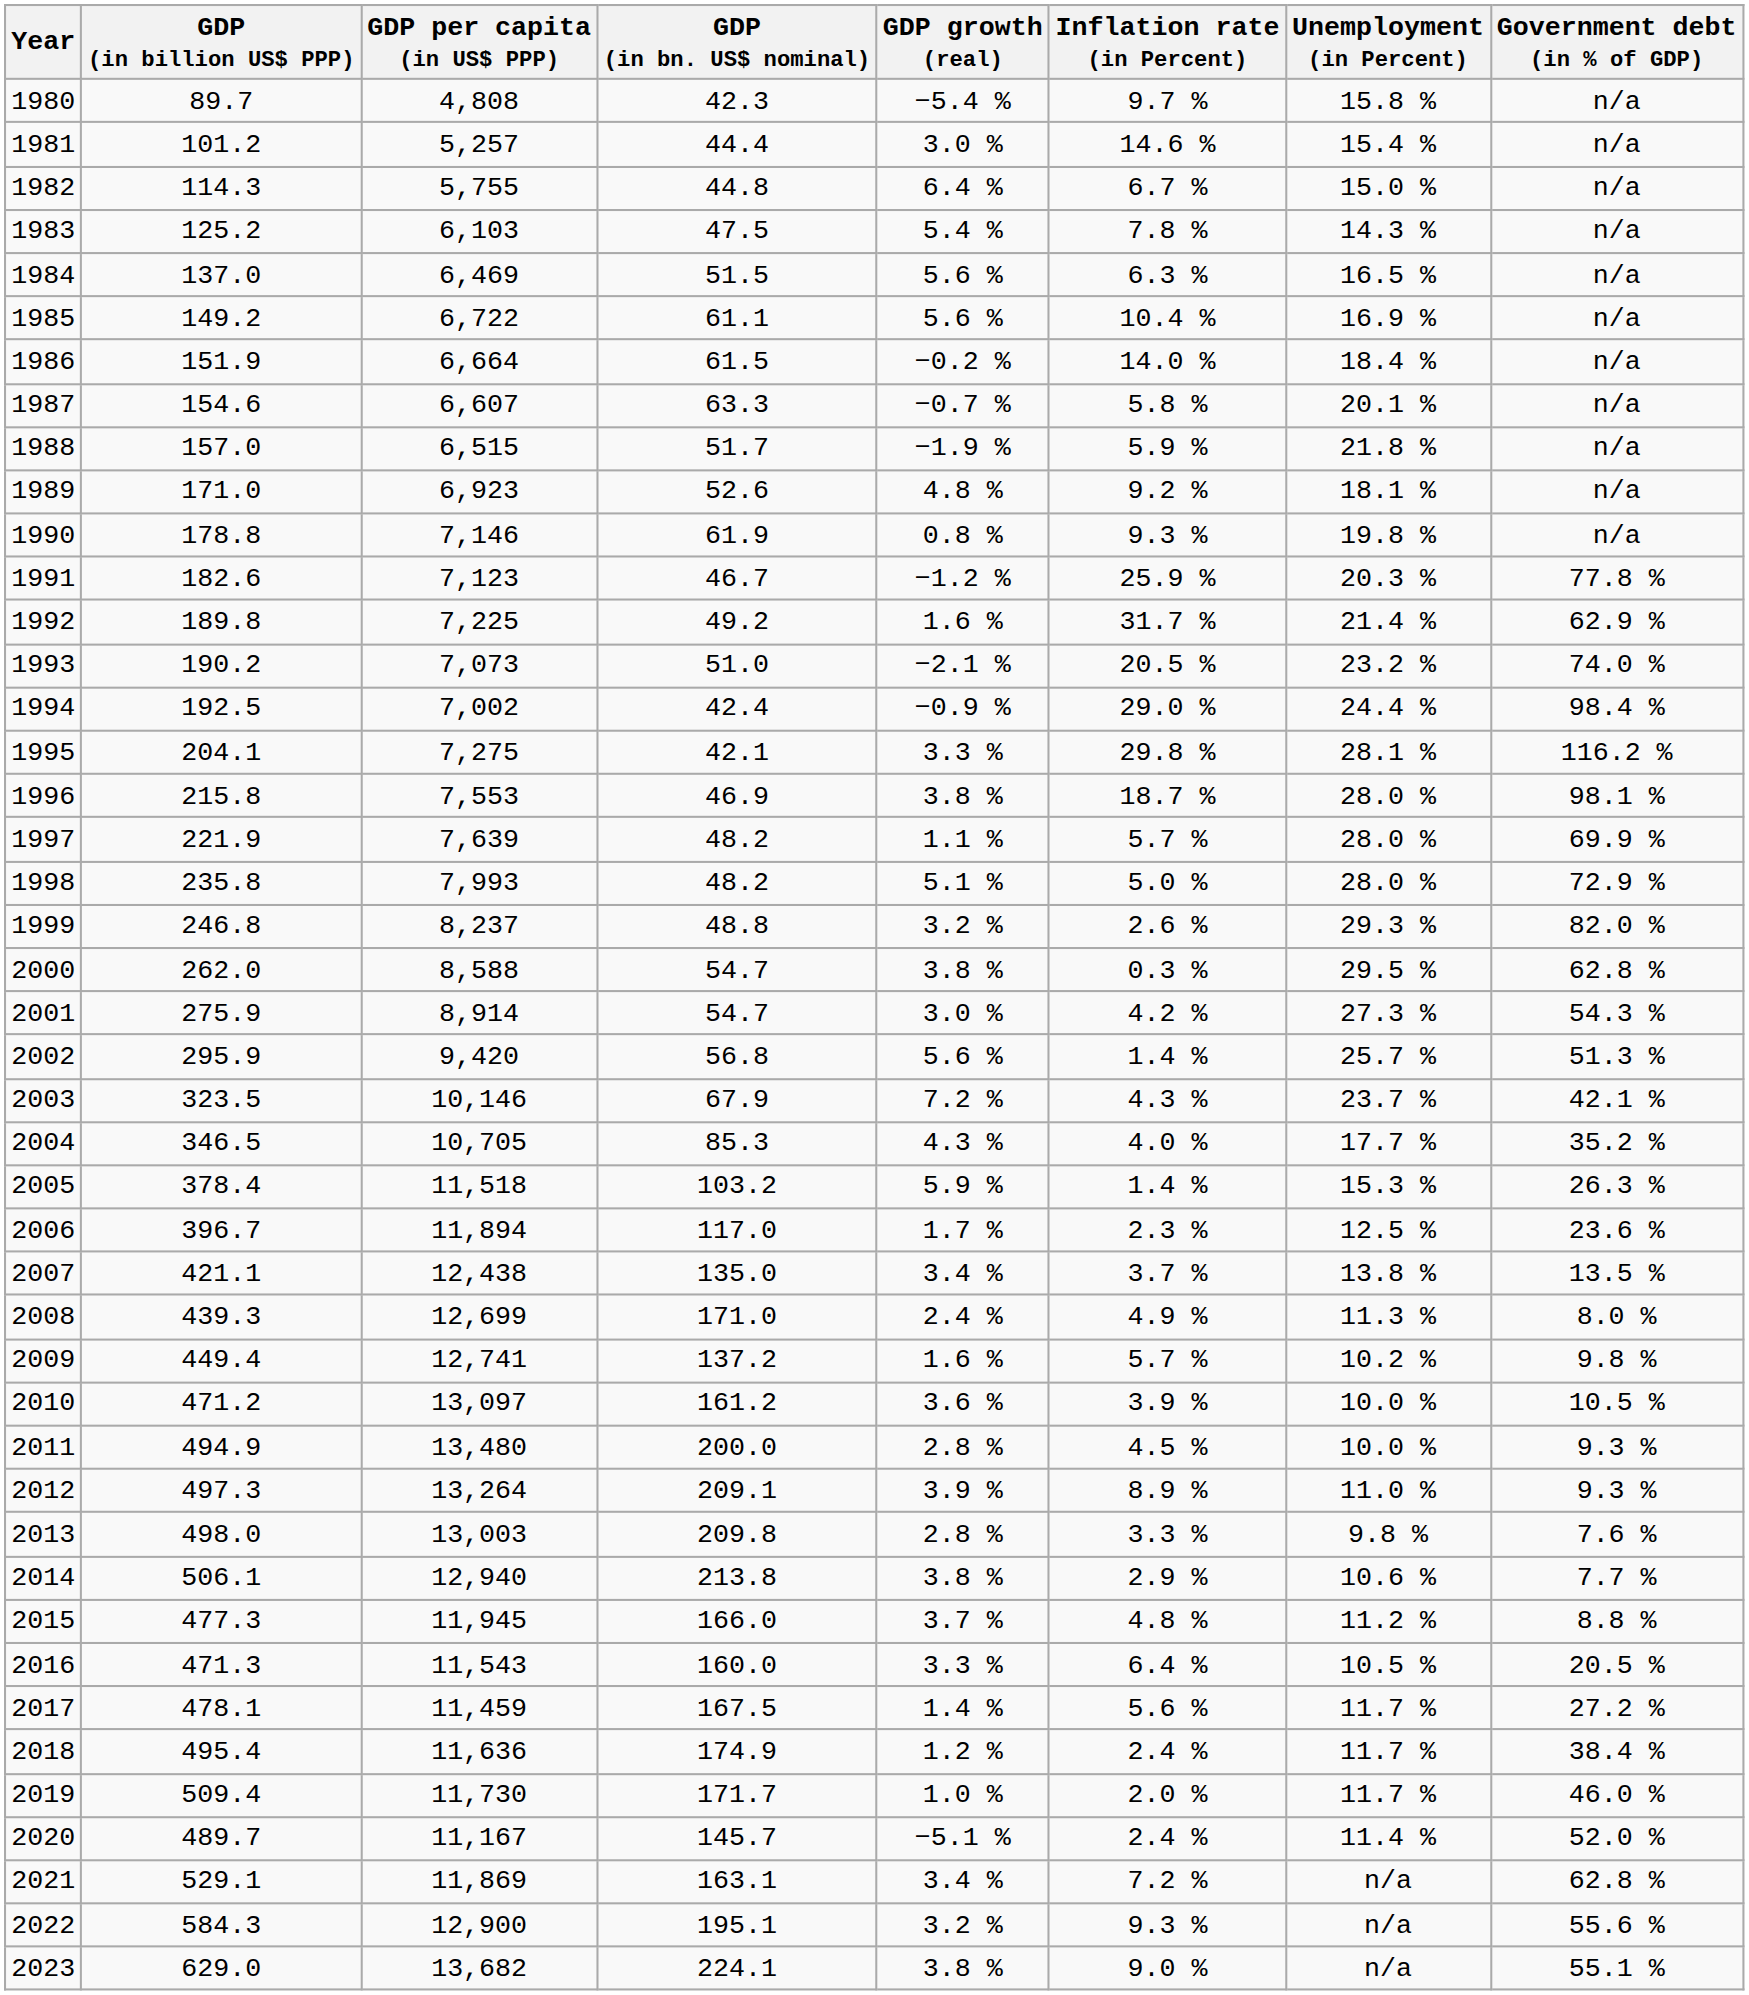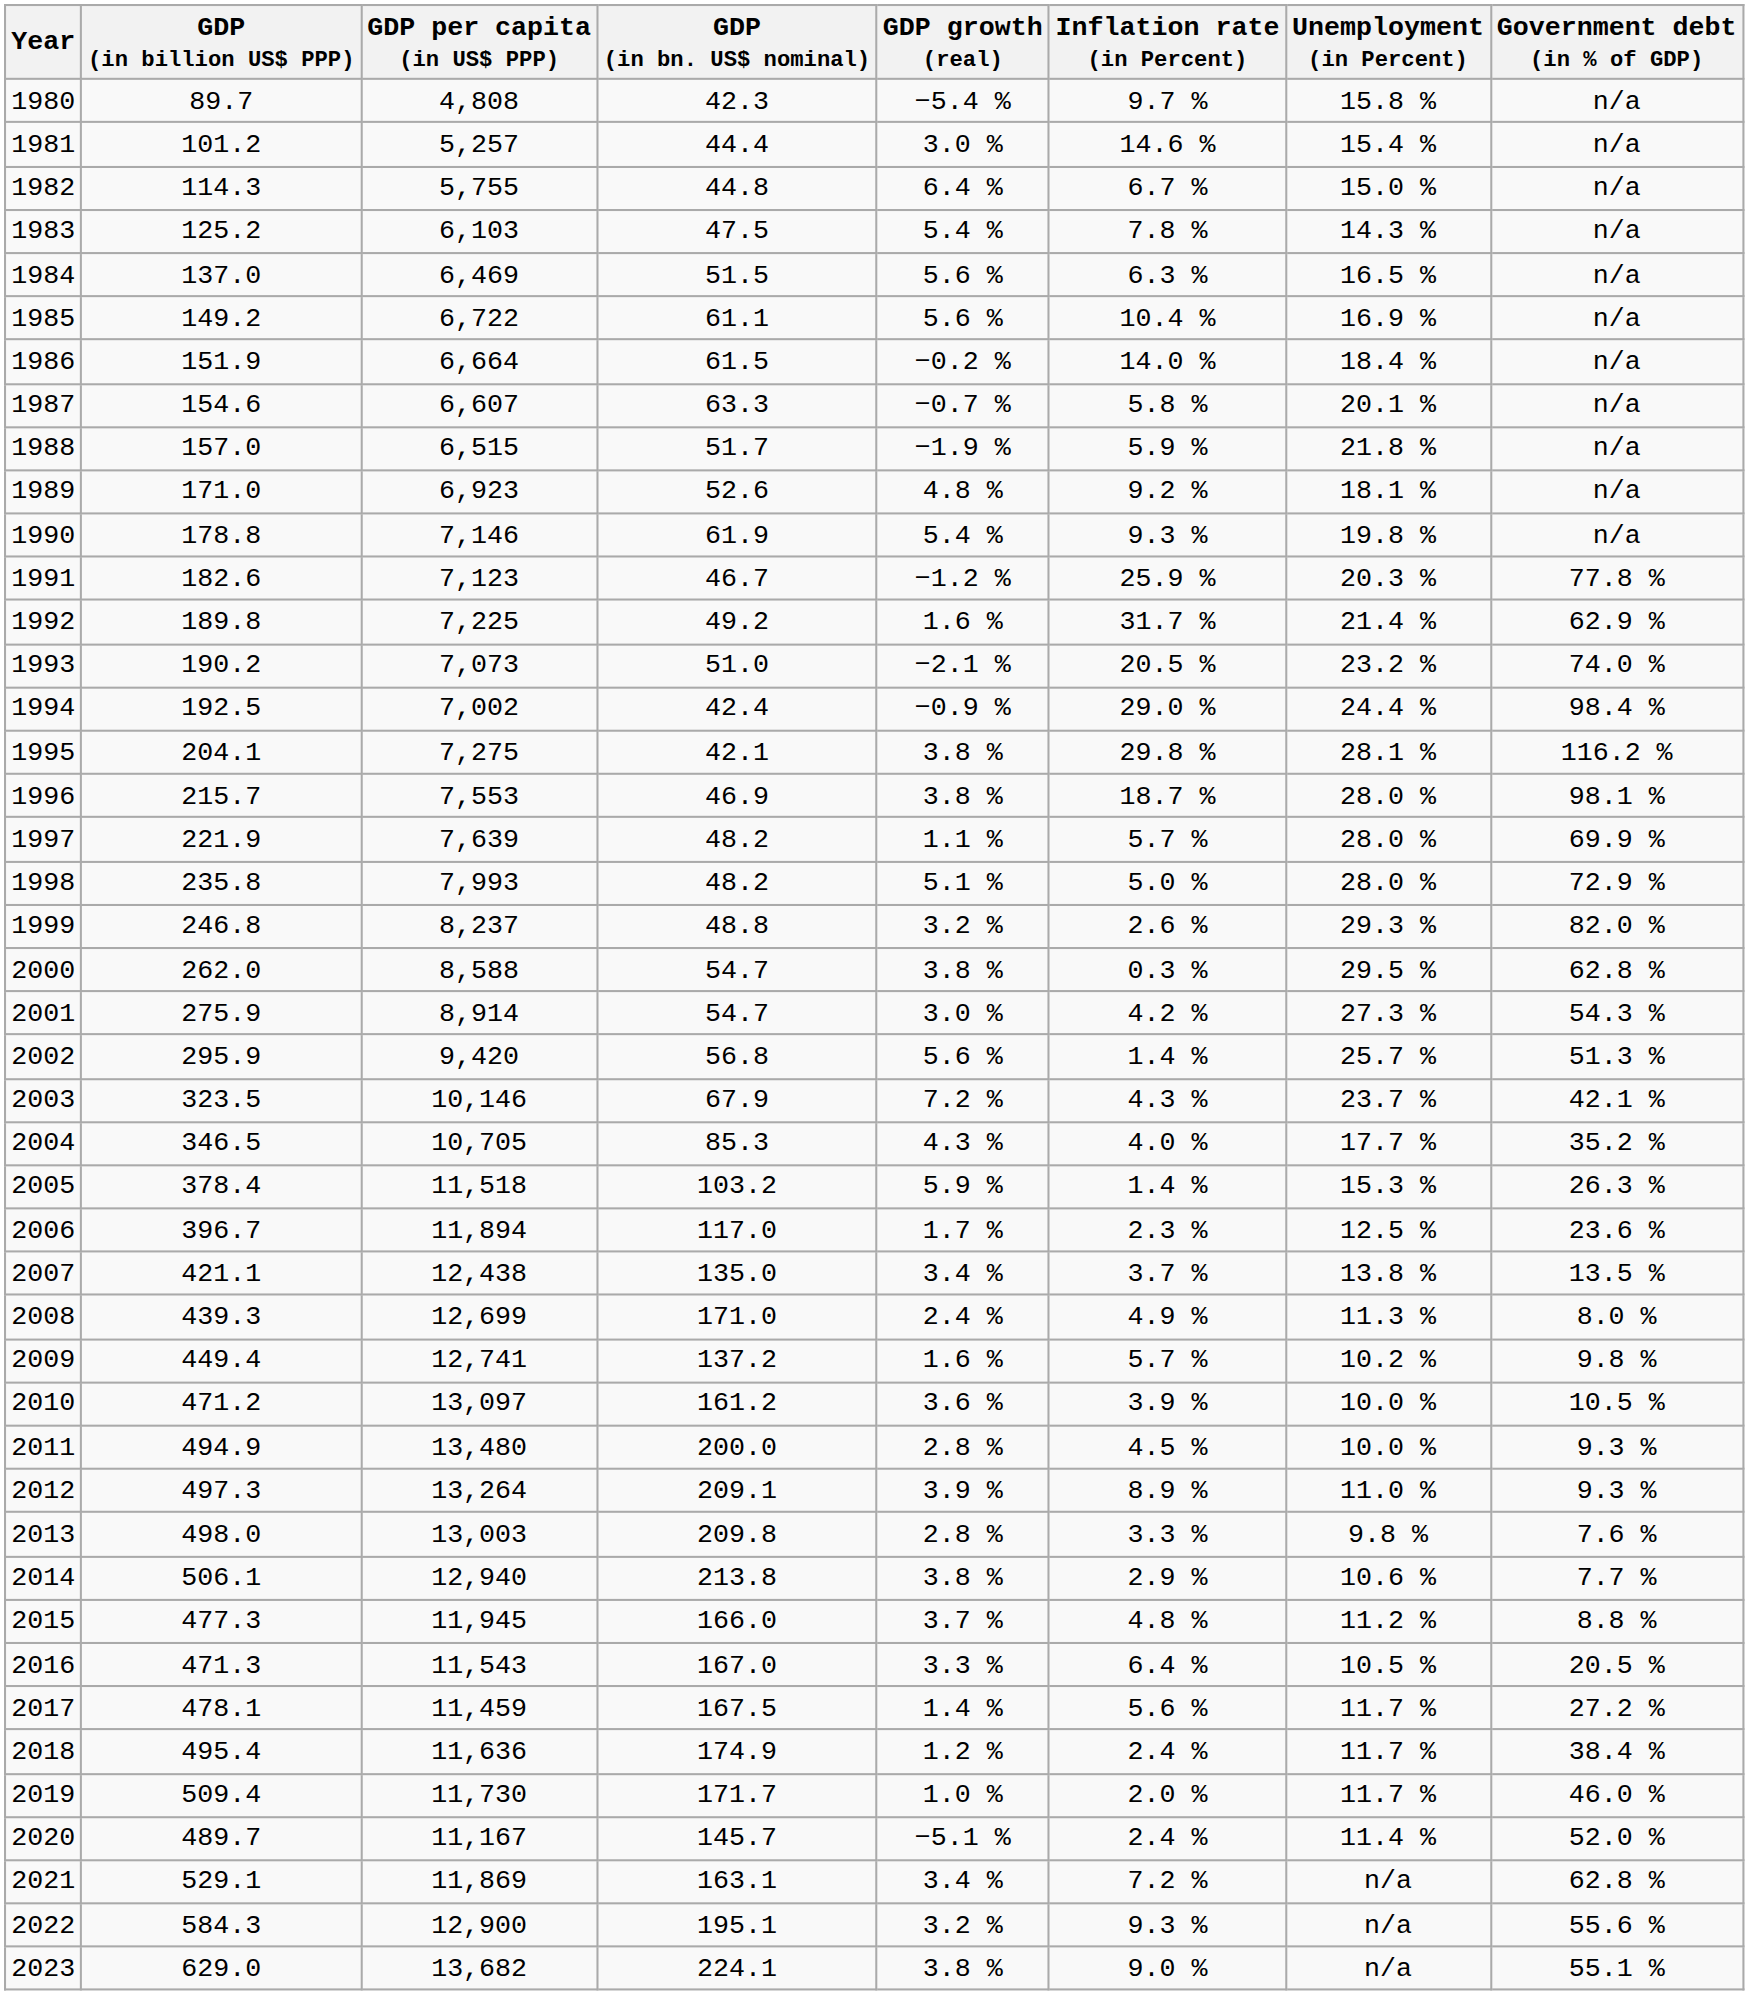(963, 535) 0.8 % -> (963, 535) 5.4 %
(963, 752) 3.3 % -> (963, 752) 3.8 %
(221, 796) 215.8 -> (221, 796) 215.7
(737, 1665) 160.0 -> (737, 1665) 167.0
